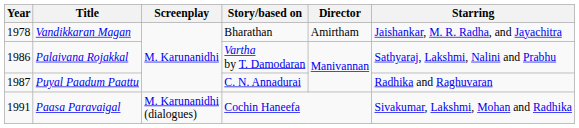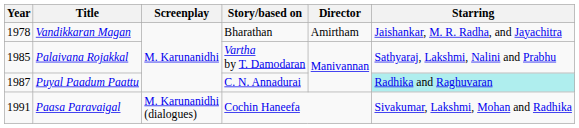(19, 57) 1986 -> (19, 57) 1985
(434, 82) no background -> (434, 82) paleturquoise background
